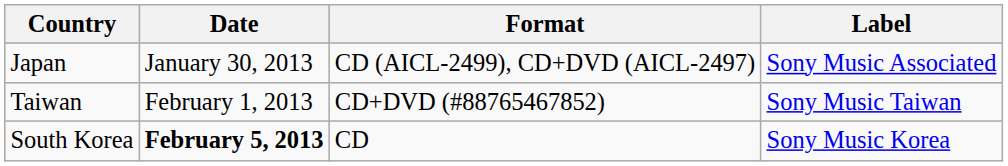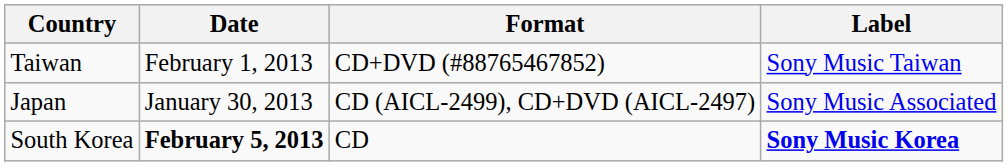rows swapped: (38, 62) <-> (46, 101)
(858, 140) normal -> (863, 140) bold
